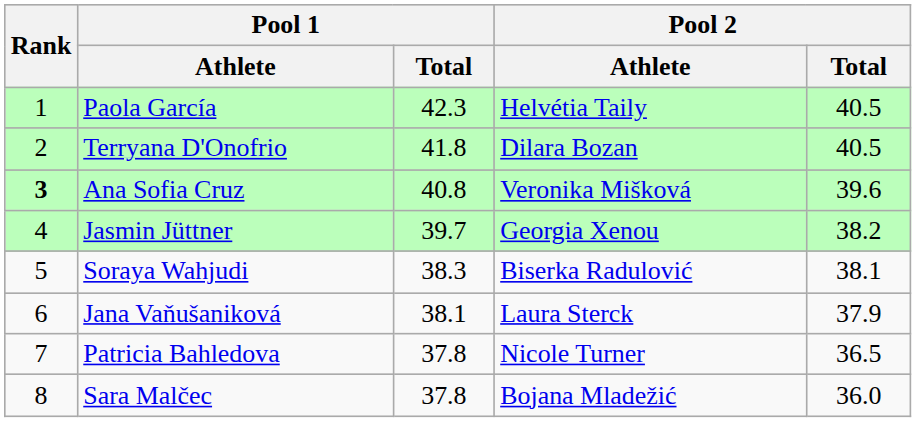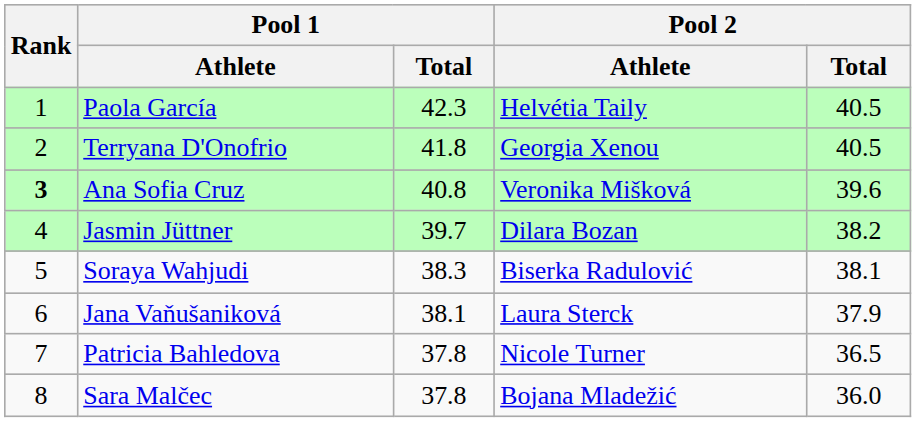(569, 148) Dilara Bozan -> (580, 148) Georgia Xenou
(580, 230) Georgia Xenou -> (569, 230) Dilara Bozan
